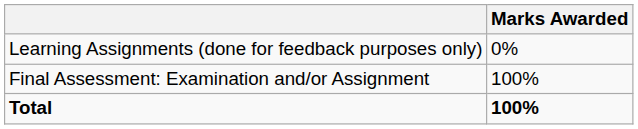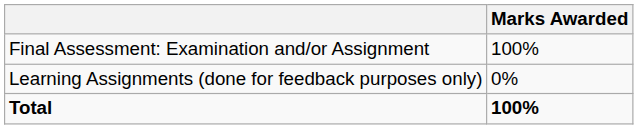rows swapped: (246, 49) <-> (219, 78)
